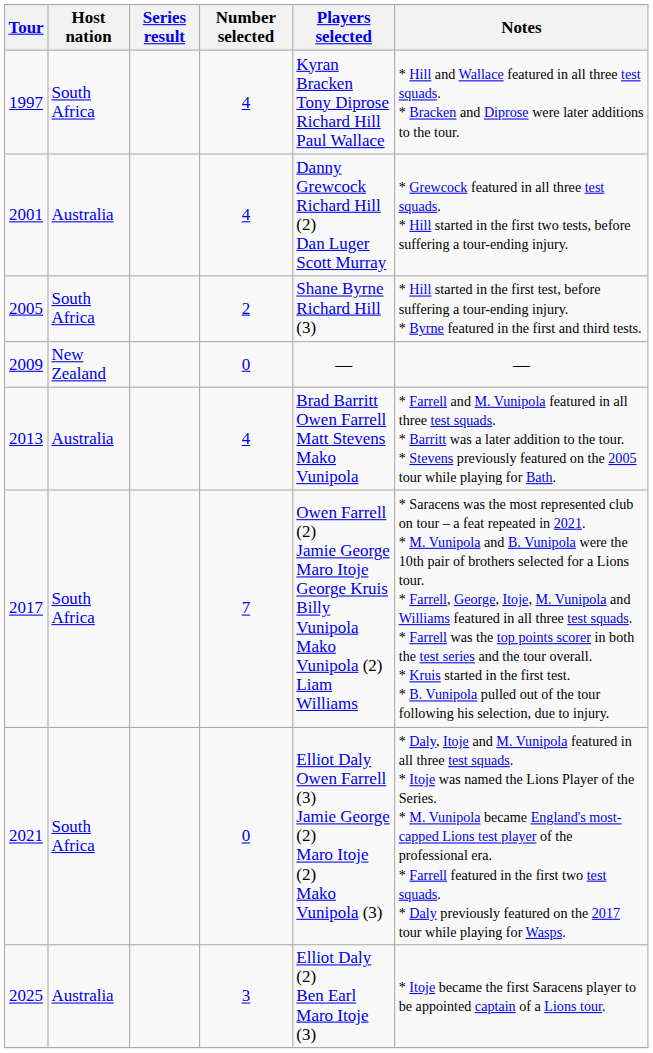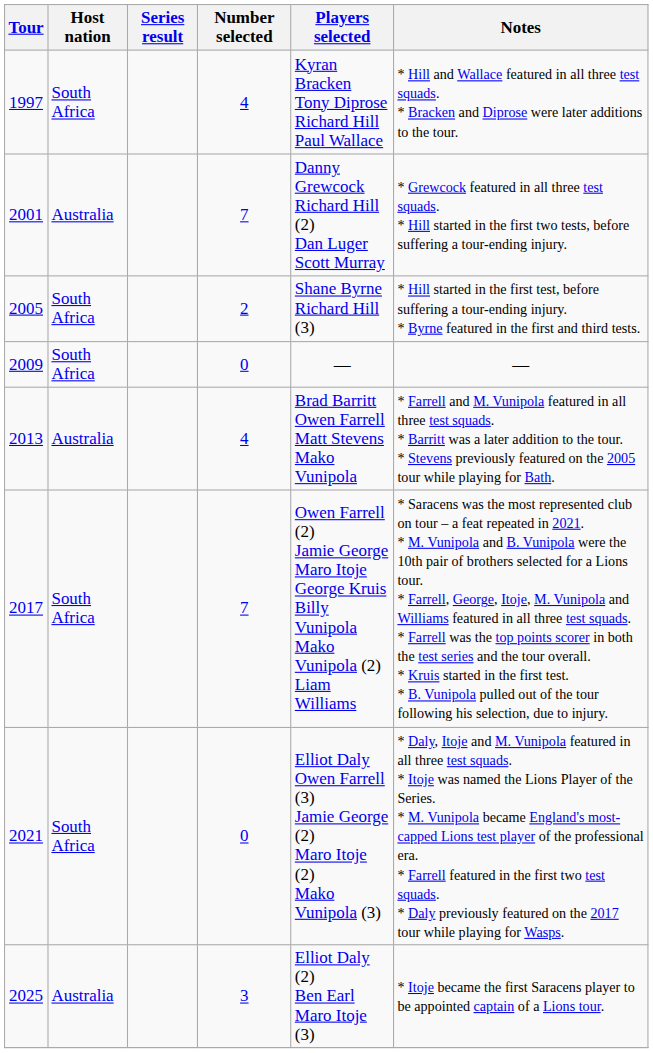(246, 214) 4 -> (244, 214) 7
(79, 364) New Zealand -> (73, 364) South Africa
